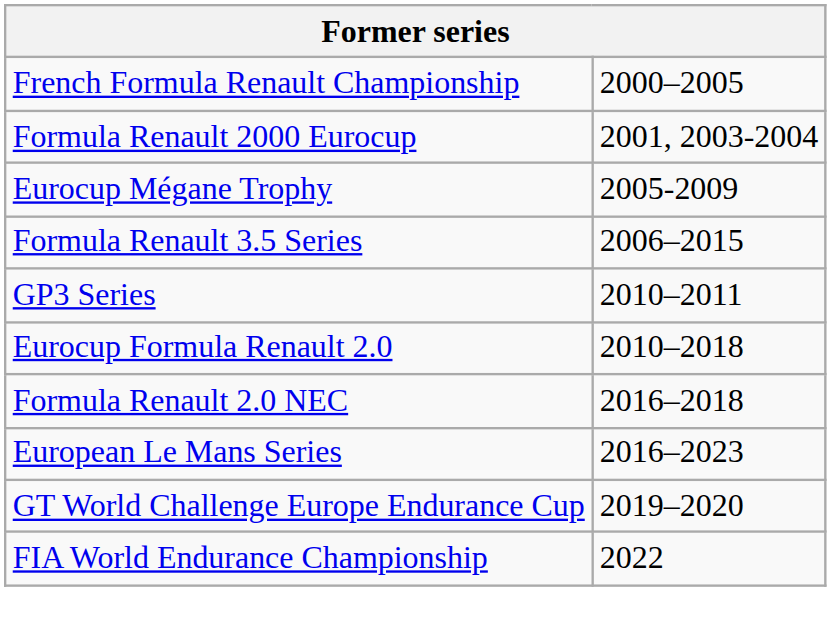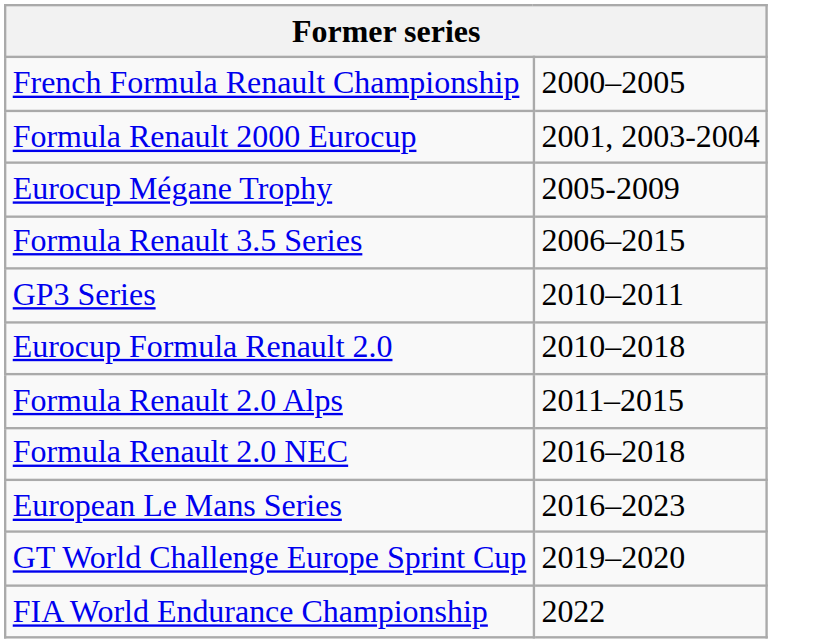+ row: (178, 399)
- row: (299, 505)
+ row: (270, 557)
